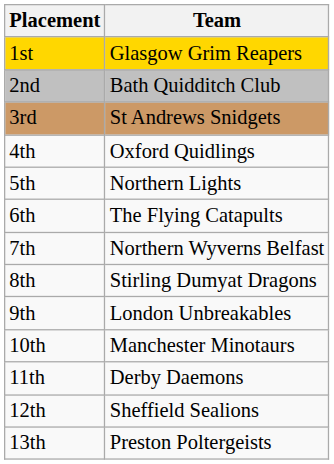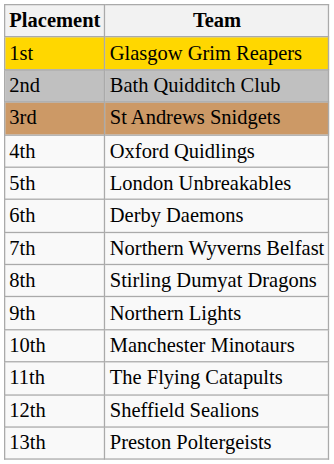(175, 183) Northern Lights -> (200, 183) London Unbreakables
(196, 215) The Flying Catapults -> (177, 215) Derby Daemons
(200, 313) London Unbreakables -> (175, 313) Northern Lights
(177, 378) Derby Daemons -> (196, 378) The Flying Catapults
